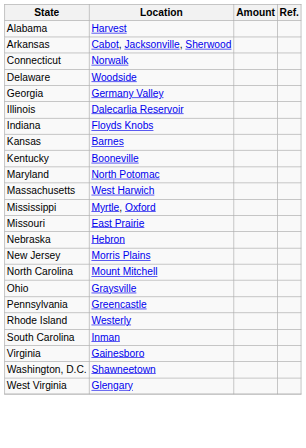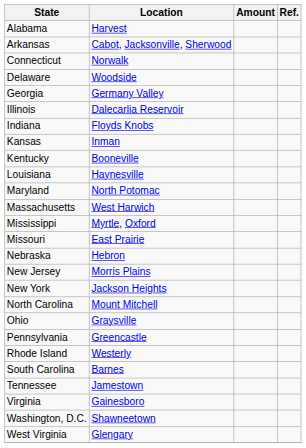(108, 142) Barnes -> (106, 142) Inman
+ row: (29, 175)
+ row: (28, 288)
(106, 337) Inman -> (108, 369) Barnes
+ row: (32, 386)
